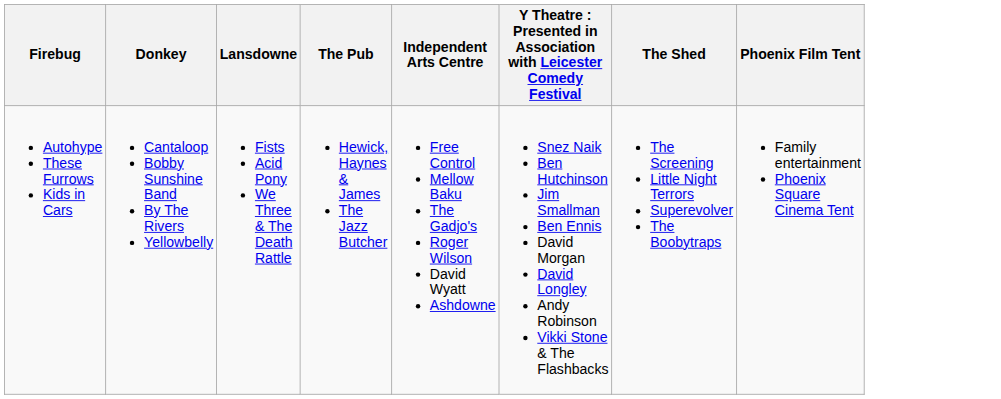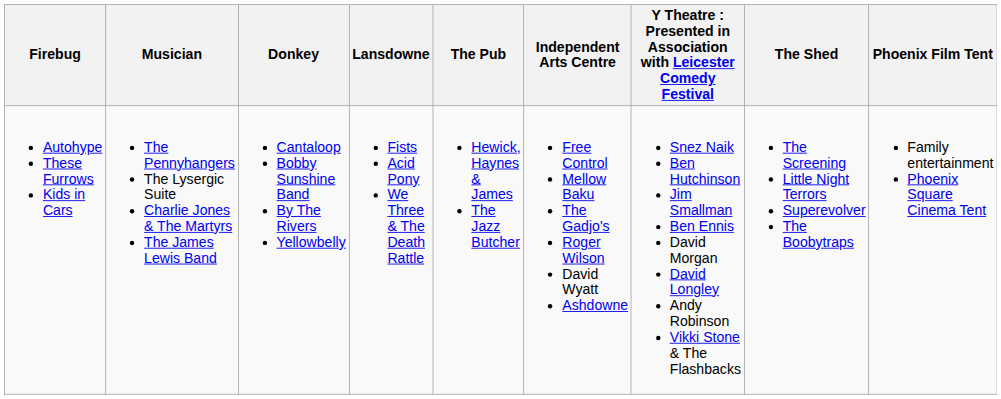+ column: (172, 55)
